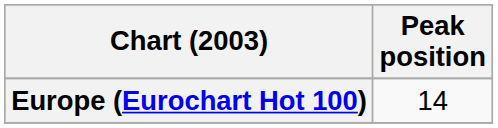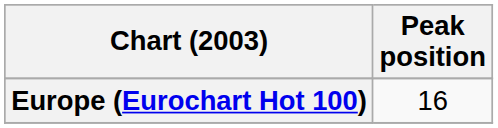(433, 100) 14 -> (433, 100) 16
